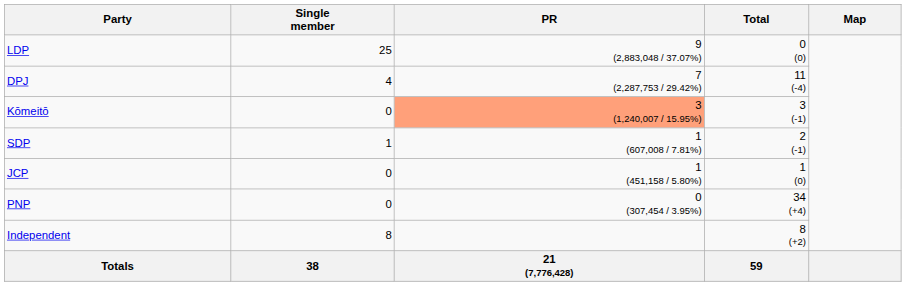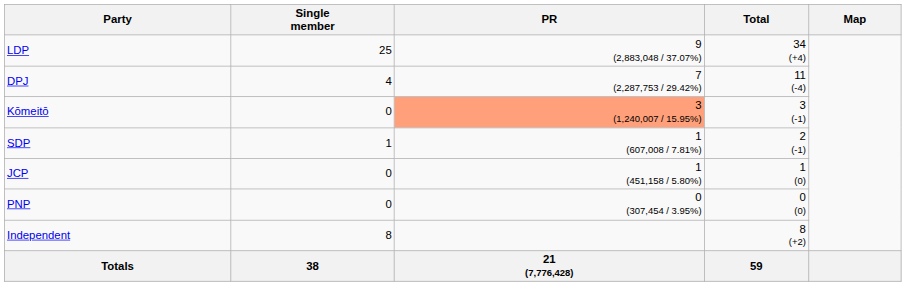(800, 50) 0 (0) -> (797, 50) 34 (+4)
(797, 204) 34 (+4) -> (800, 204) 0 (0)
